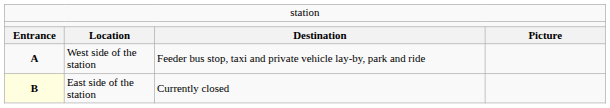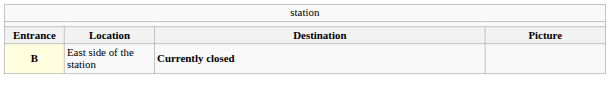- row: (102, 58)
(193, 88) normal -> (196, 58) bold
